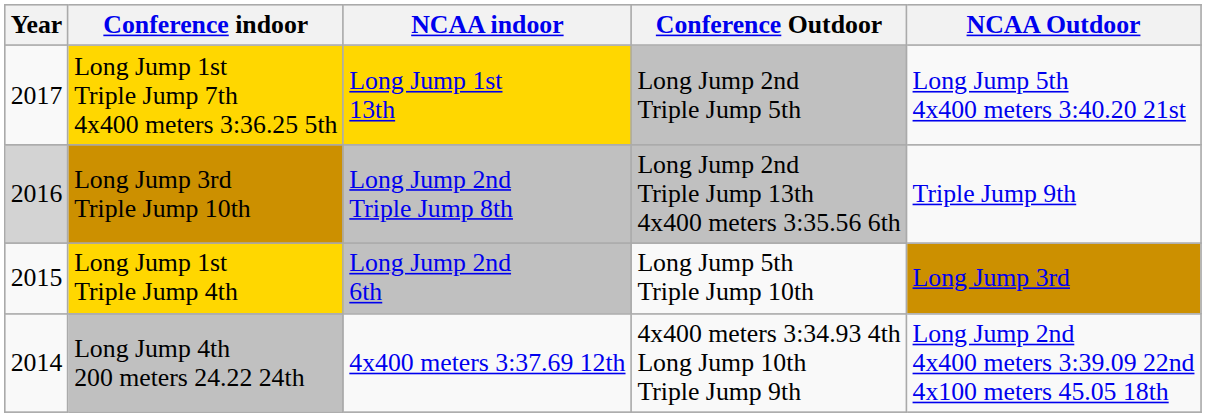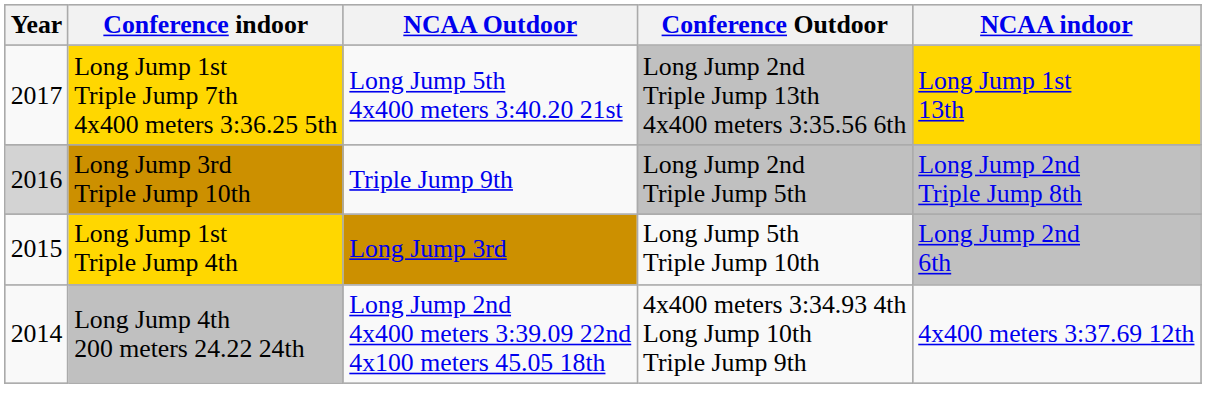columns swapped: (487, 24) <-> (1054, 24)
(719, 94) Long Jump 2nd Triple Jump 5th -> (775, 94) Long Jump 2nd Triple Jump 13th 4x400 meters 3:35.56 6th
(769, 193) Long Jump 2nd Triple Jump 13th 4x400 meters 3:35.56 6th -> (725, 179) Long Jump 2nd Triple Jump 5th
